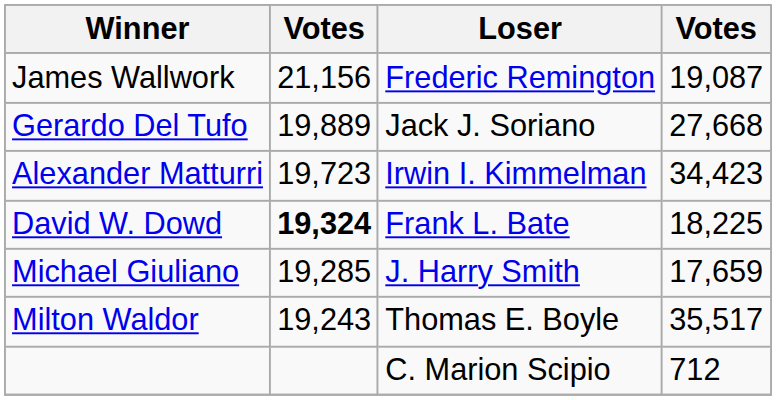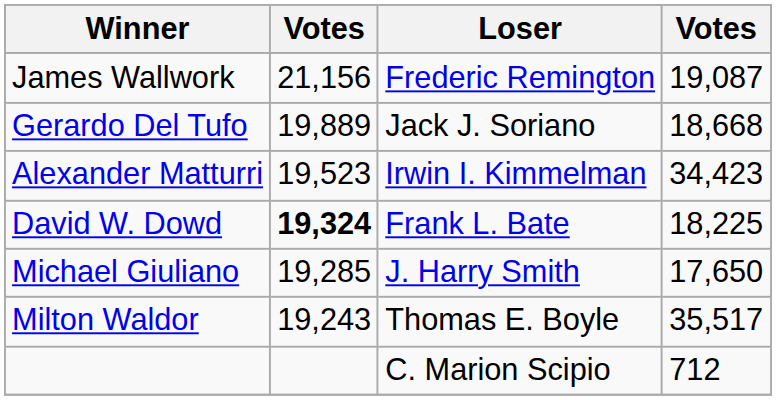(716, 126) 27,668 -> (716, 126) 18,668
(324, 175) 19,723 -> (324, 175) 19,523
(716, 272) 17,659 -> (716, 272) 17,650
